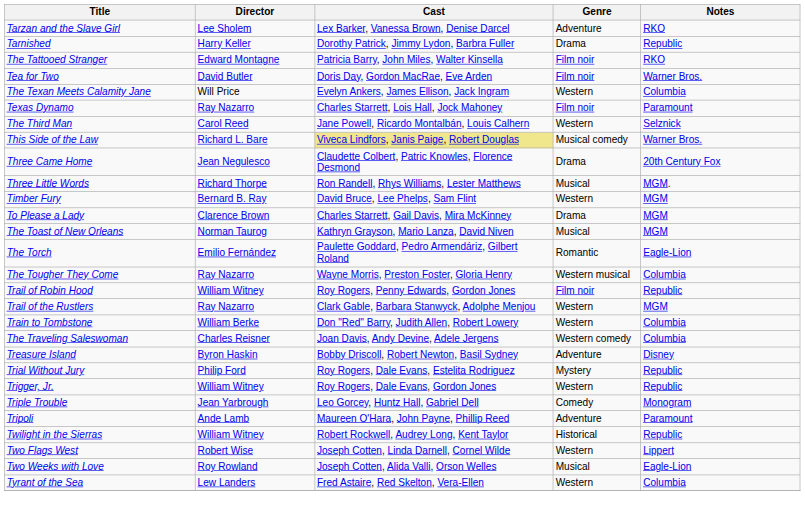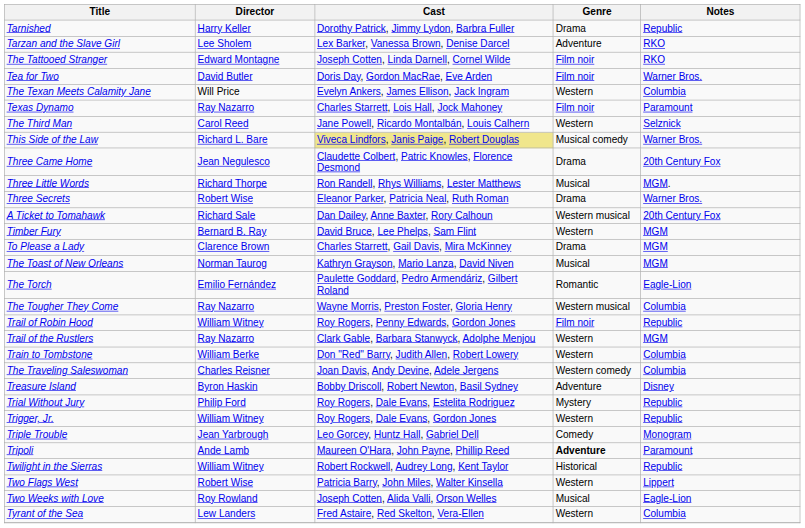rows swapped: (29, 44) <-> (63, 28)
(410, 60) Patricia Barry, John Miles, Walter Kinsella -> (414, 60) Joseph Cotten, Linda Darnell, Cornel Wilde
+ row: (38, 199)
+ row: (56, 215)
(579, 418) normal -> (581, 450) bold
(414, 450) Joseph Cotten, Linda Darnell, Cornel Wilde -> (410, 482) Patricia Barry, John Miles, Walter Kinsella
